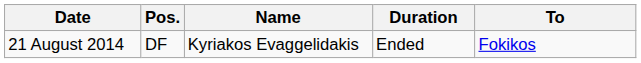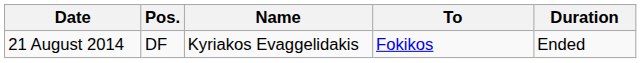columns swapped: (555, 17) <-> (423, 17)
